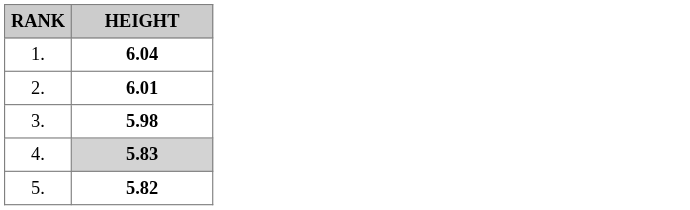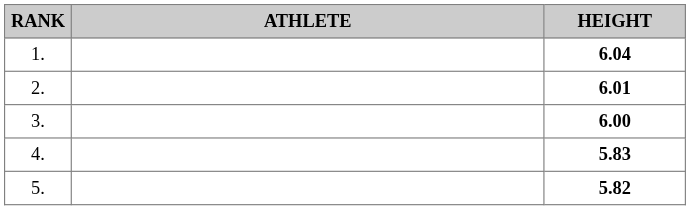+ column: (308, 21)
(142, 121) 5.98 -> (615, 121) 6.00
(142, 154) lightgrey background -> (615, 154) no background
